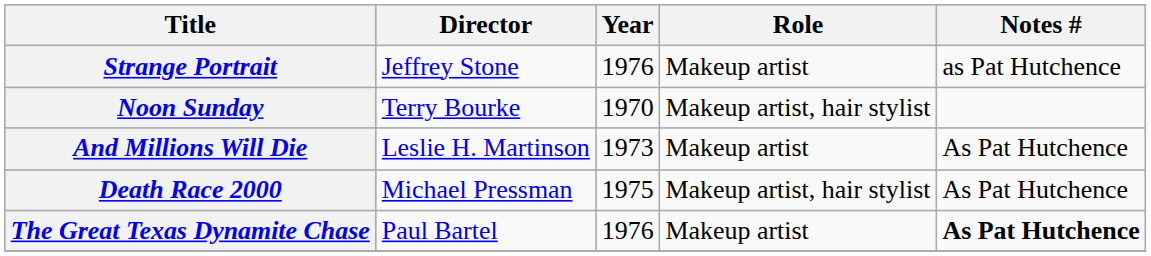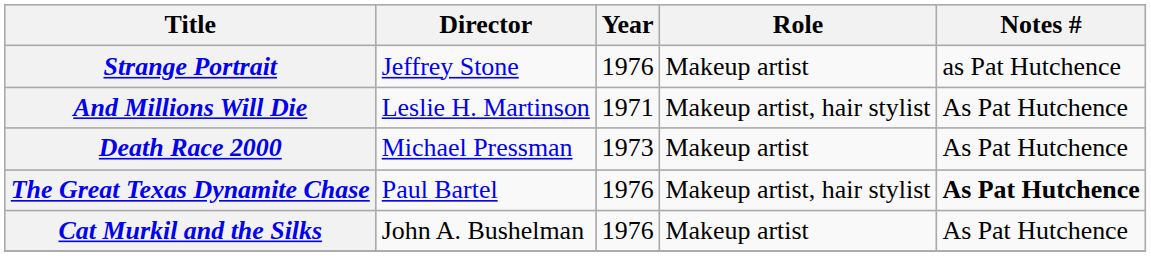- row: (190, 107)
(628, 148) 1973 -> (628, 107) 1971
(737, 148) Makeup artist -> (798, 107) Makeup artist, hair stylist
(628, 189) 1975 -> (628, 148) 1973
(798, 189) Makeup artist, hair stylist -> (737, 148) Makeup artist
(737, 230) Makeup artist -> (798, 189) Makeup artist, hair stylist
+ row: (190, 230)
